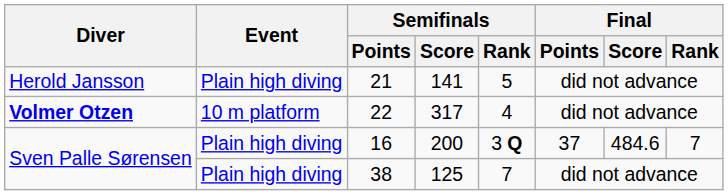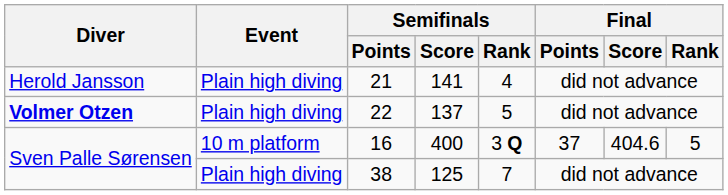(507, 82) 5 -> (507, 82) 4
(260, 113) 10 m platform -> (272, 113) Plain high diving
(447, 113) 317 -> (447, 113) 137
(507, 113) 4 -> (507, 113) 5
(272, 143) Plain high diving -> (260, 143) 10 m platform
(447, 143) 200 -> (447, 143) 400
(635, 143) 484.6 -> (635, 143) 404.6
(695, 143) 7 -> (695, 143) 5
